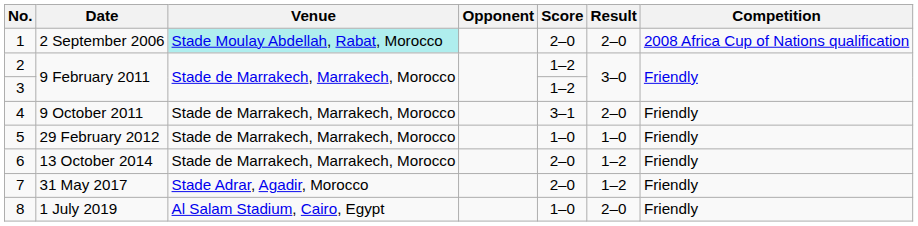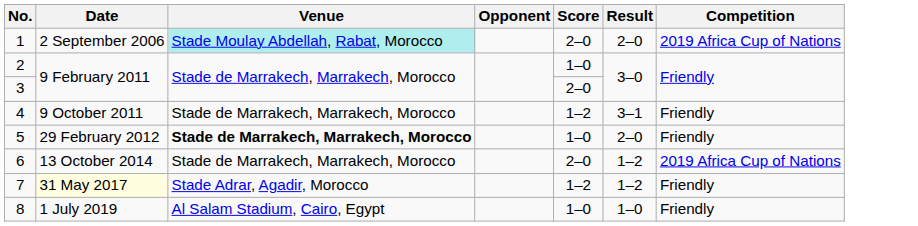(777, 40) 2008 Africa Cup of Nations qualification -> (750, 40) 2019 Africa Cup of Nations
(562, 64) 1–2 -> (578, 64) 1–0
(562, 88) 1–2 -> (578, 88) 2–0
(562, 112) 3–1 -> (578, 112) 1–2
(614, 112) 2–0 -> (630, 112) 3–1
(313, 137) normal -> (322, 137) bold
(614, 137) 1–0 -> (630, 137) 2–0
(671, 161) Friendly -> (750, 161) 2019 Africa Cup of Nations
(83, 185) no background -> (83, 185) lightyellow background
(562, 185) 2–0 -> (578, 185) 1–2
(614, 209) 2–0 -> (630, 209) 1–0
